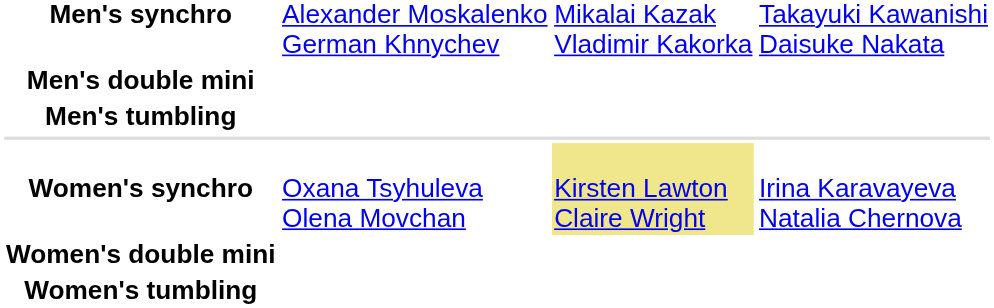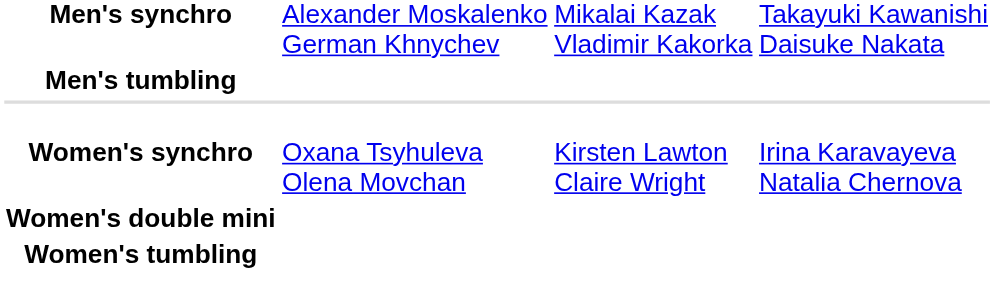- row: (141, 80)
(641, 203) khaki background -> (641, 167) no background
